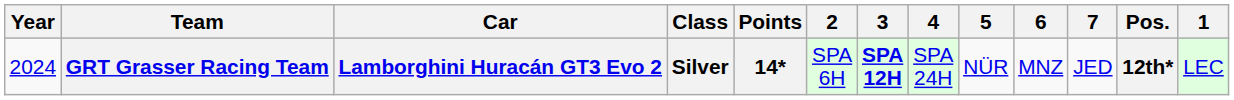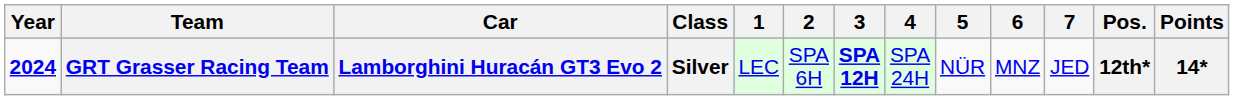columns swapped: (1203, 22) <-> (770, 22)
(33, 66) normal -> (33, 66) bold
